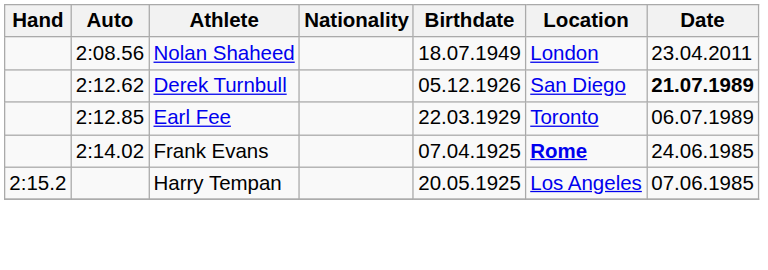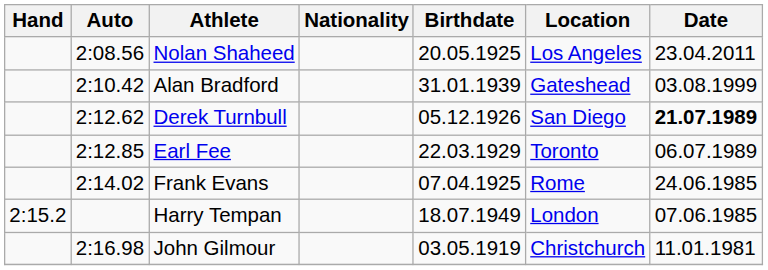(470, 53) 18.07.1949 -> (470, 53) 20.05.1925
(564, 53) London -> (586, 53) Los Angeles
+ row: (216, 85)
(559, 150) bold -> (558, 183) normal
(470, 183) 20.05.1925 -> (470, 215) 18.07.1949
(586, 183) Los Angeles -> (564, 215) London
+ row: (214, 248)
